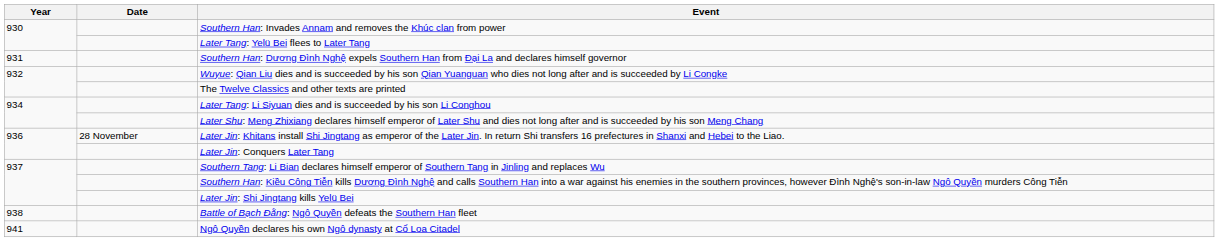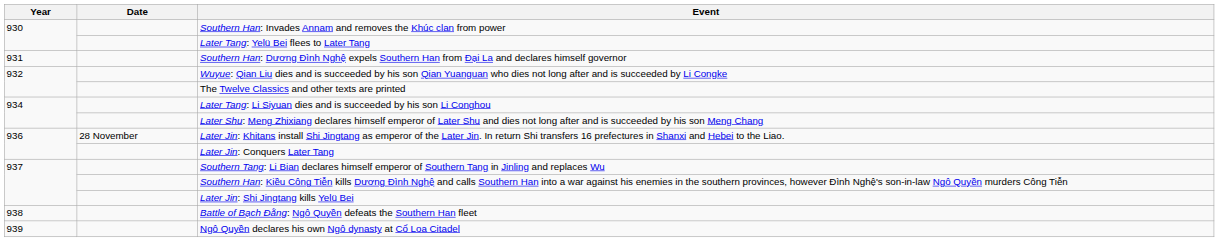(15, 228) 941 -> (15, 228) 939
